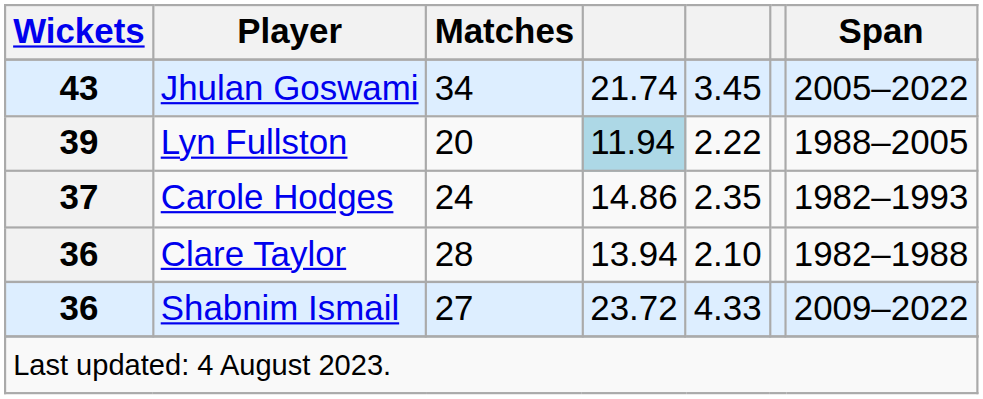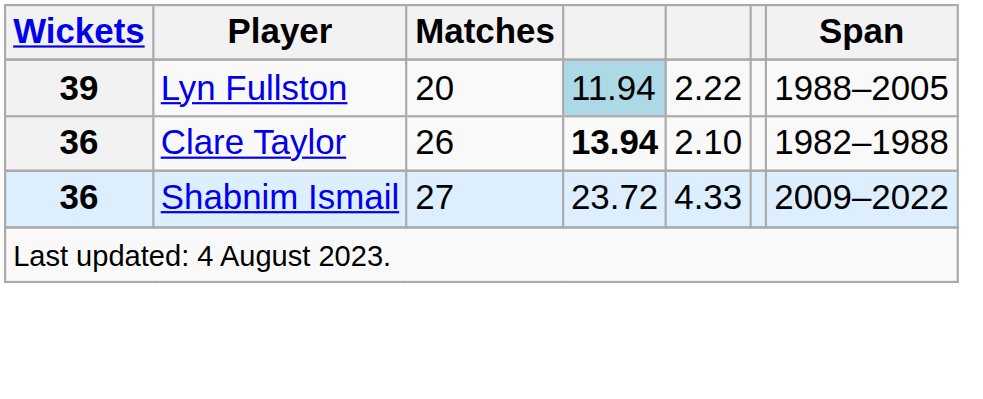- row: (290, 87)
- row: (277, 198)
(454, 253) 28 -> (435, 142) 26
(634, 253) normal -> (615, 142) bold
